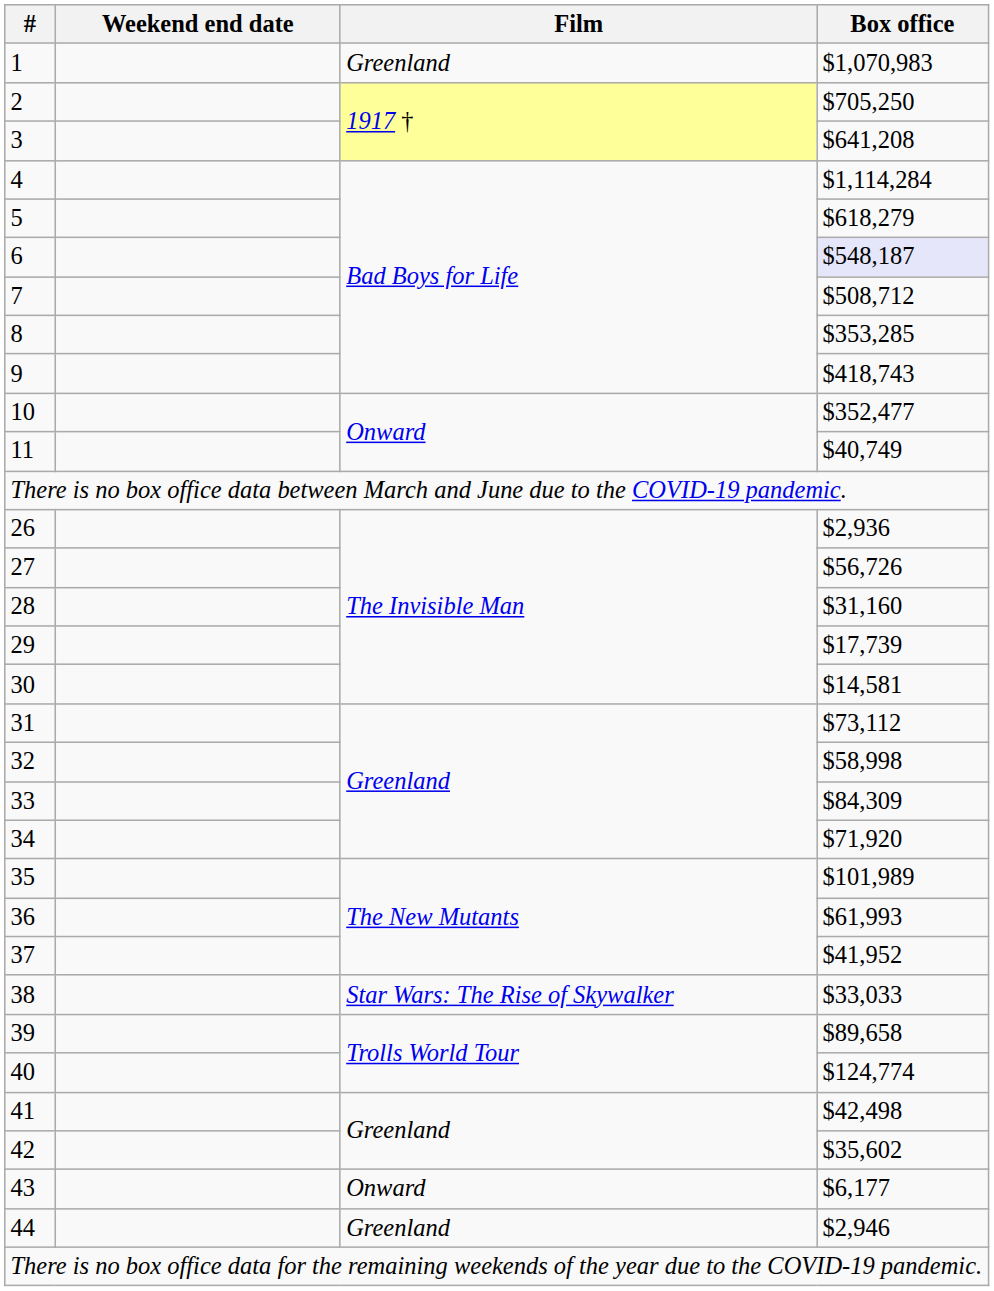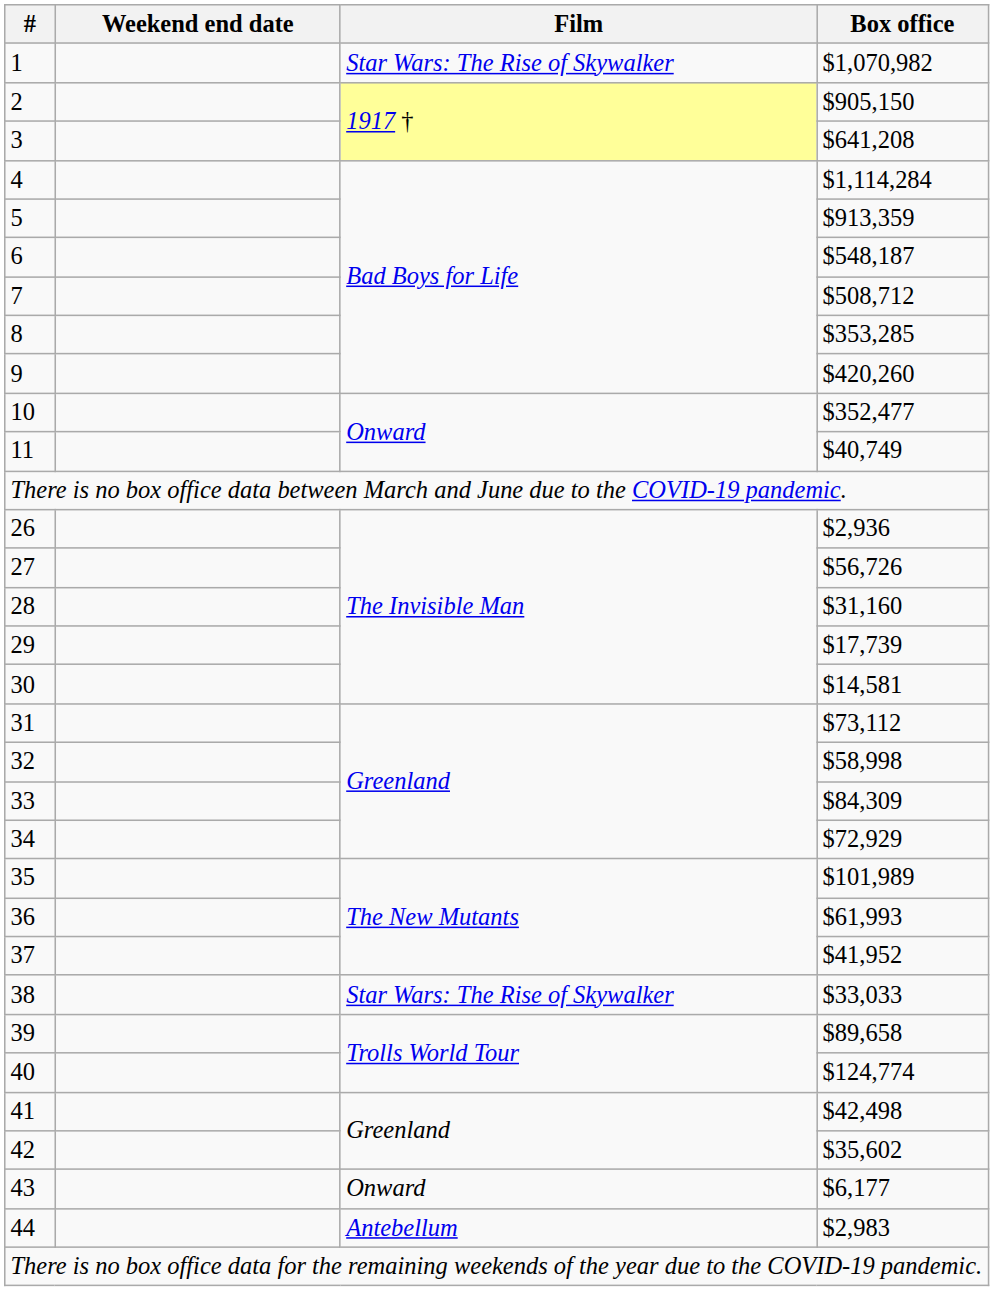(398, 62) Greenland -> (510, 62) Star Wars: The Rise of Skywalker
(878, 62) $1,070,983 -> (878, 62) $1,070,982
(868, 101) $705,250 -> (868, 101) $905,150
(868, 218) $618,279 -> (868, 218) $913,359
(868, 256) lavender background -> (868, 256) no background
(868, 373) $418,743 -> (868, 373) $420,260
(862, 839) $71,920 -> (862, 839) $72,929
(398, 1227) Greenland -> (402, 1227) Antebellum
(856, 1227) $2,946 -> (856, 1227) $2,983
